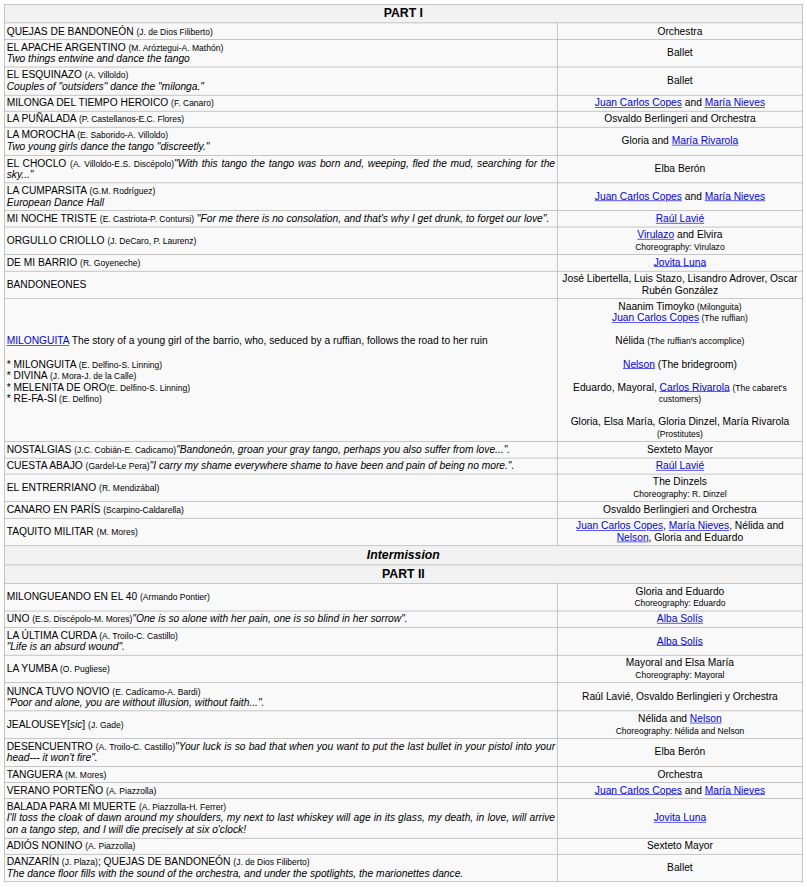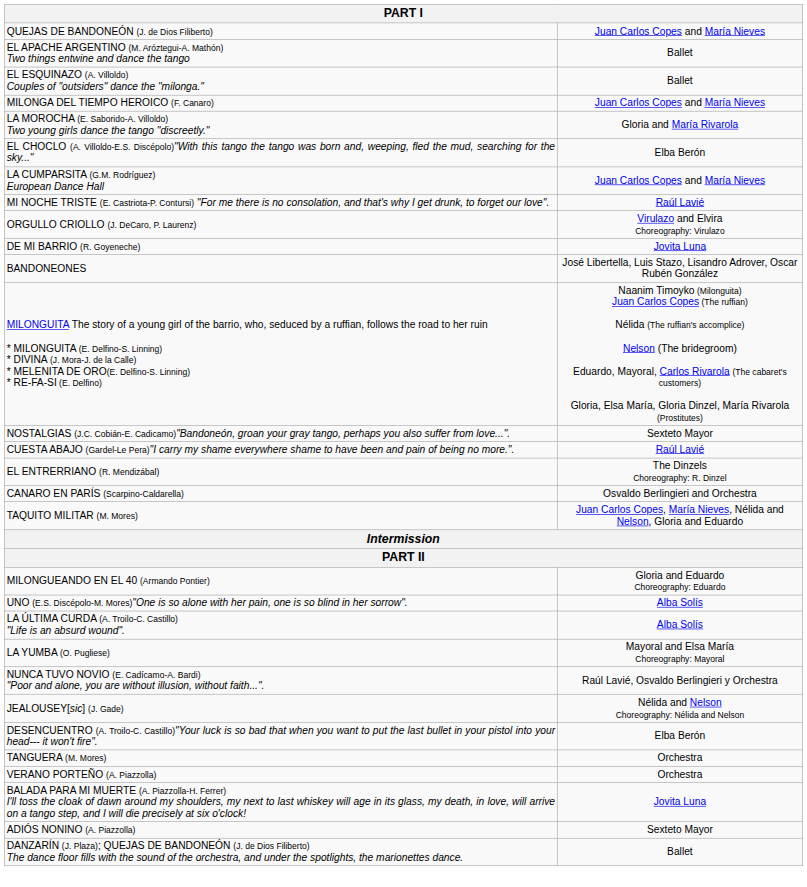(680, 31) Orchestra -> (680, 31) Juan Carlos Copes and María Nieves
- row: (95, 119)
(680, 790) Juan Carlos Copes and María Nieves -> (680, 774) Orchestra
